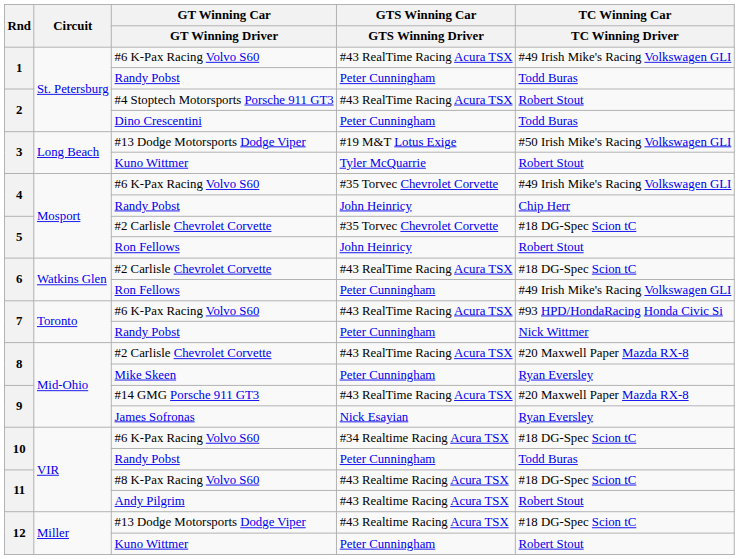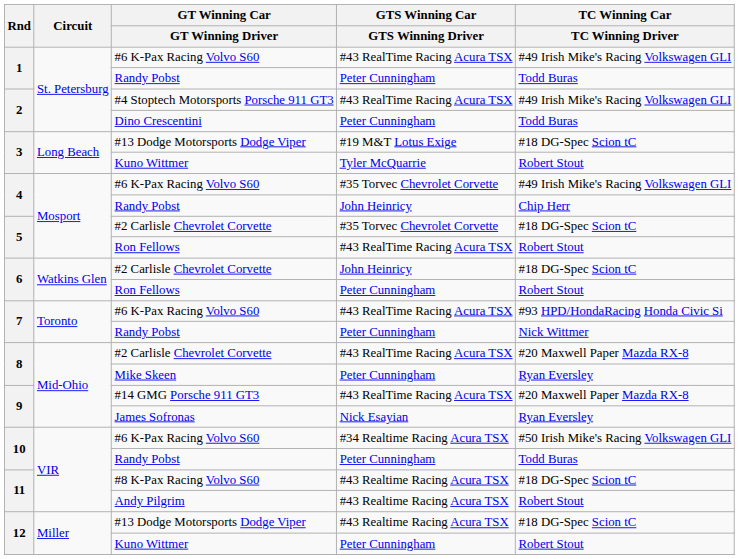(551, 100) Robert Stout -> (625, 100) #49 Irish Mike's Racing Volkswagen GLI
(625, 142) #50 Irish Mike's Racing Volkswagen GLI -> (577, 142) #18 DG-Spec Scion tC
(376, 247) John Heinricy -> (426, 247) #43 RealTime Racing Acura TSX
(426, 269) #43 RealTime Racing Acura TSX -> (376, 269) John Heinricy
(625, 290) #49 Irish Mike's Racing Volkswagen GLI -> (551, 290) Robert Stout
(577, 438) #18 DG-Spec Scion tC -> (625, 438) #50 Irish Mike's Racing Volkswagen GLI
